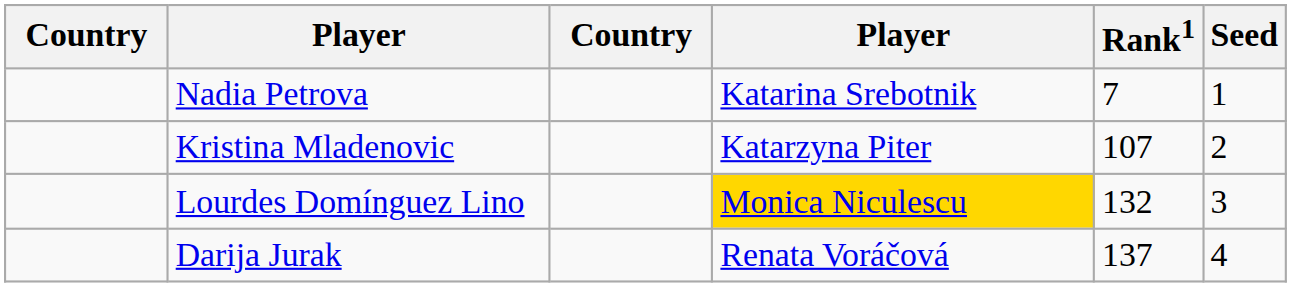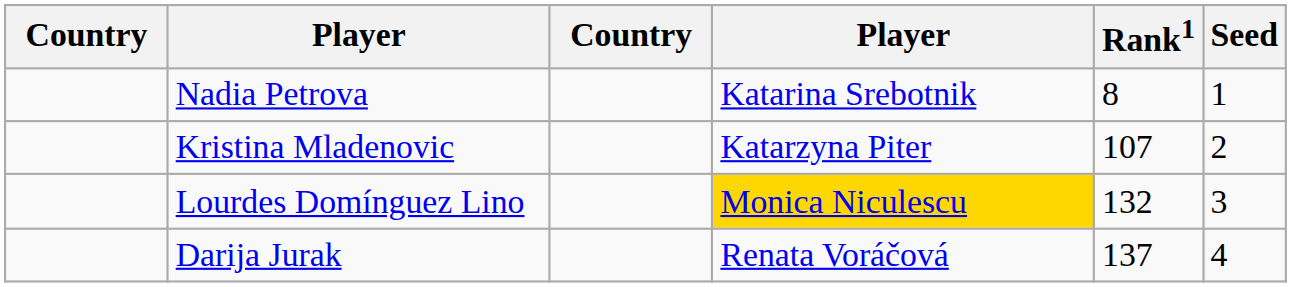(1110, 93) 7 -> (1110, 93) 8
